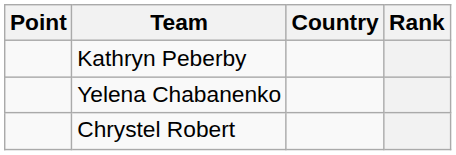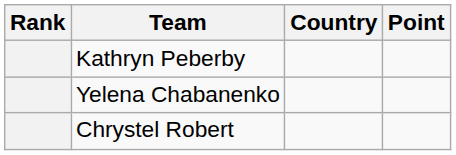columns swapped: (417, 22) <-> (38, 22)
